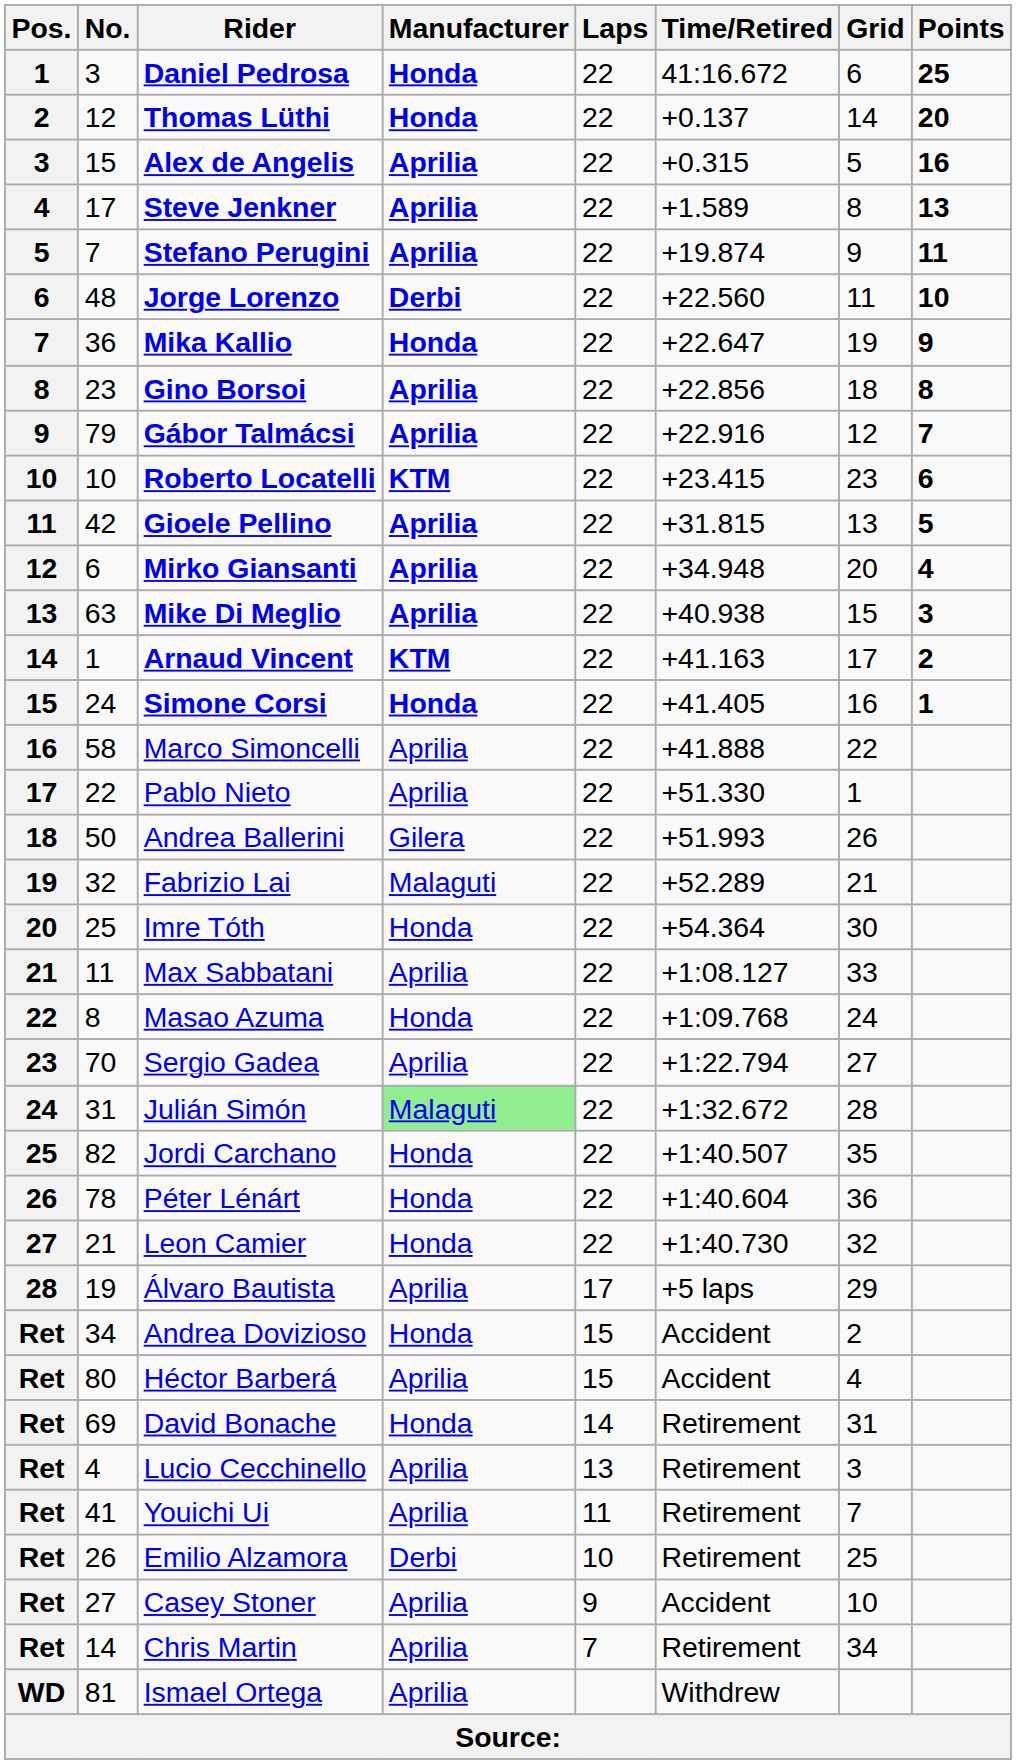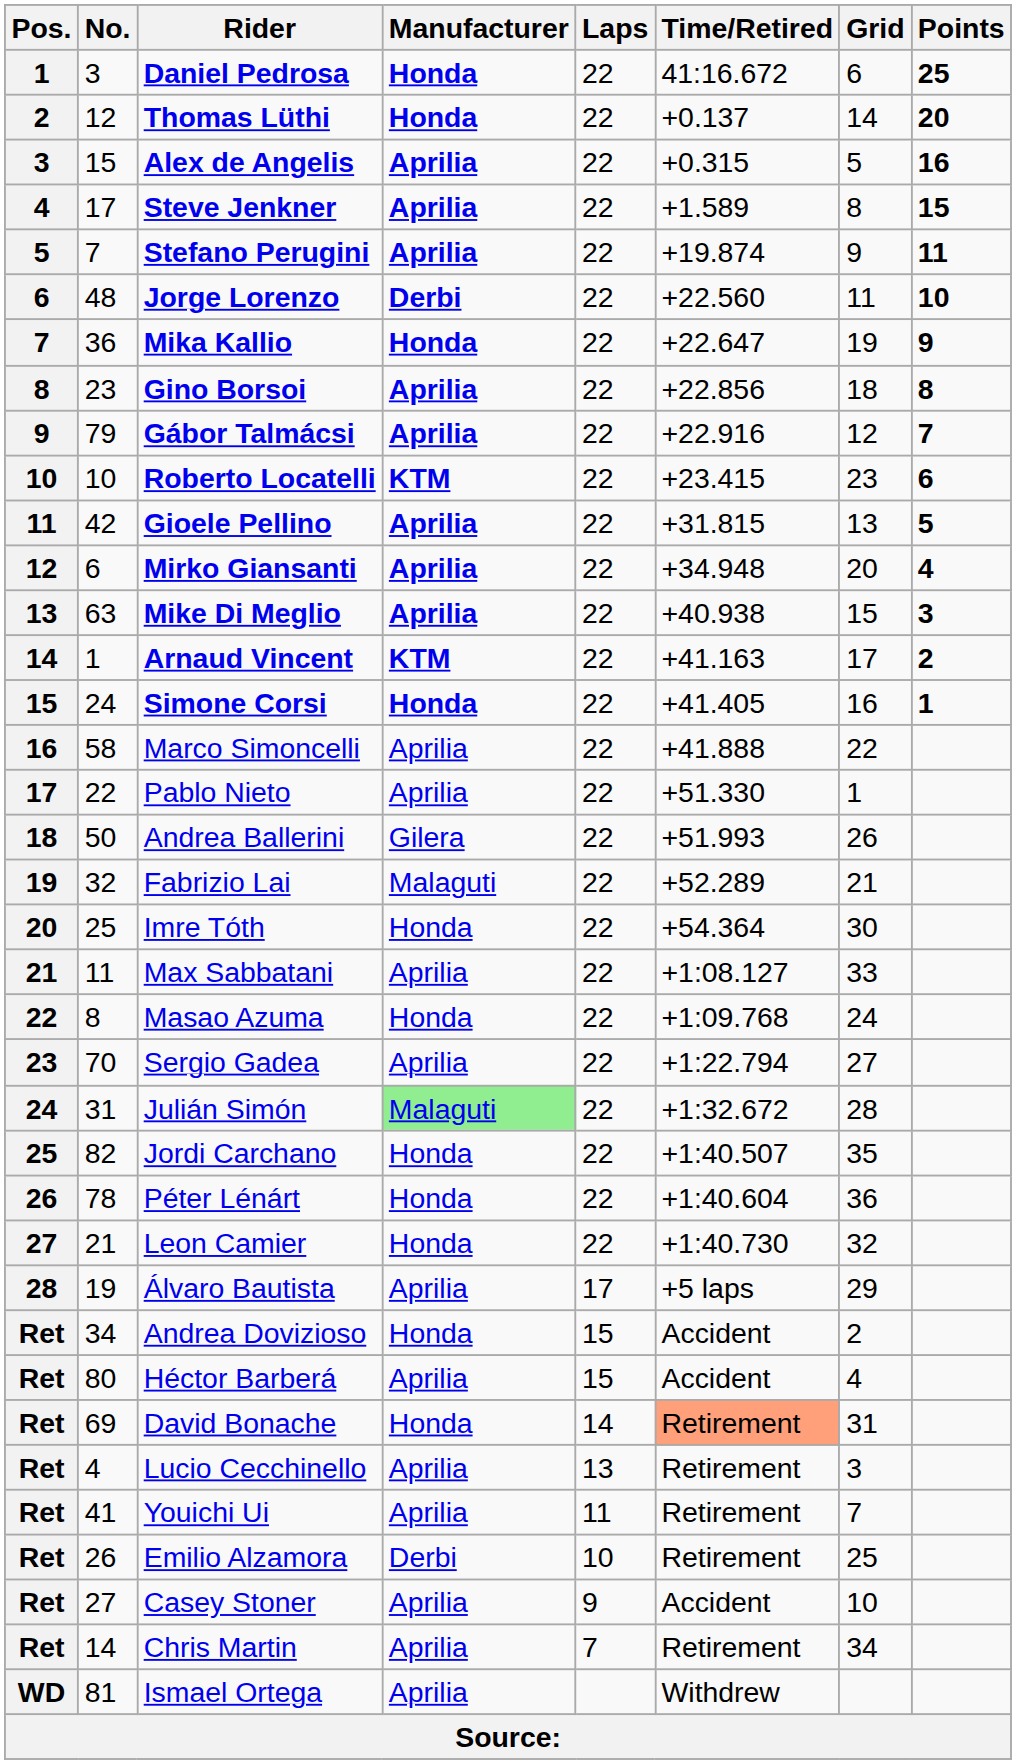(934, 208) 13 -> (934, 208) 15
(731, 1423) no background -> (731, 1423) lightsalmon background
